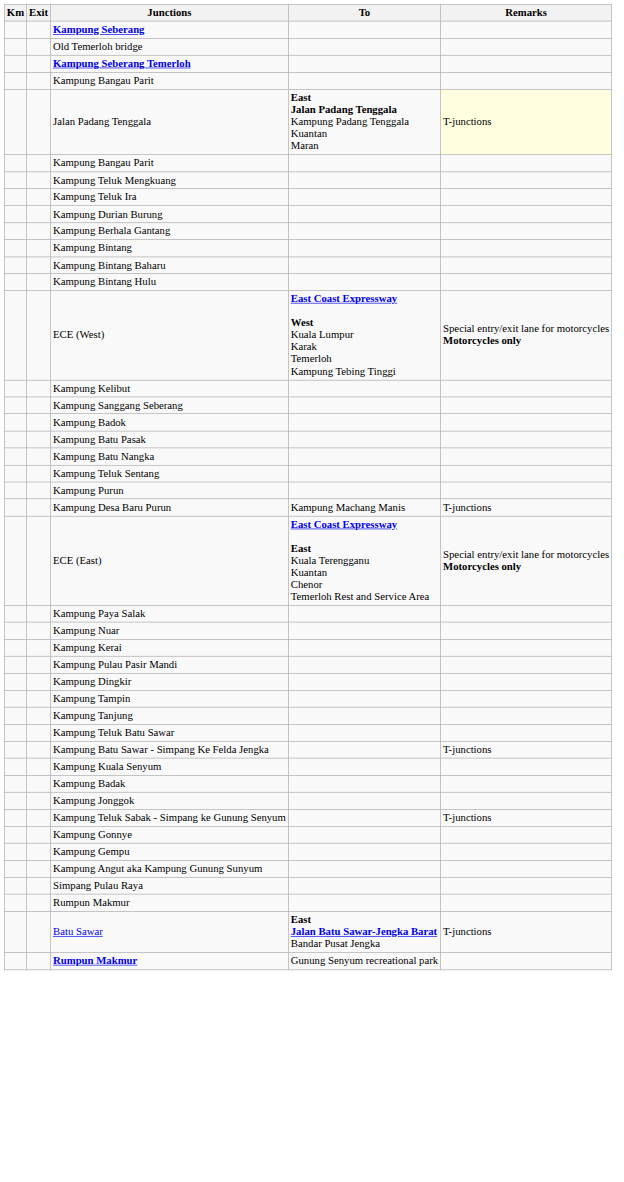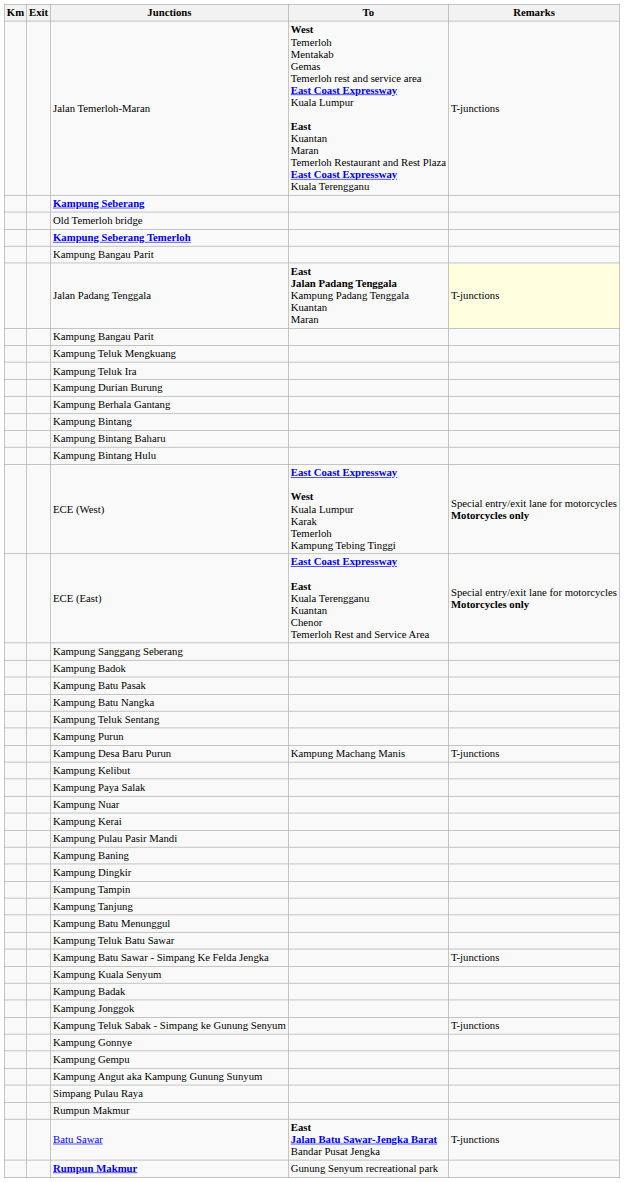+ row: (102, 108)
rows swapped: (77, 560) <-> (92, 388)
+ row: (91, 855)
+ row: (112, 923)
